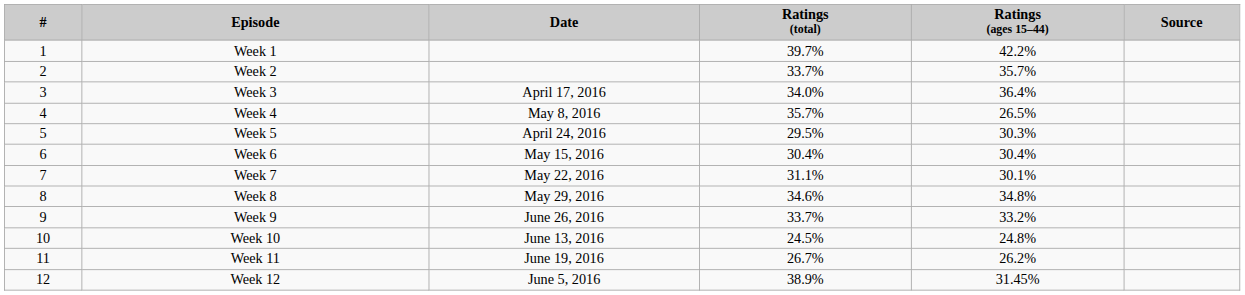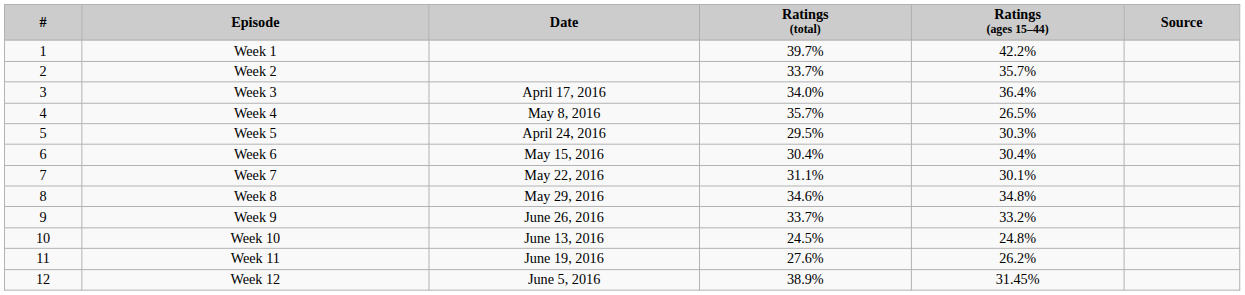(805, 258) 26.7% -> (805, 258) 27.6%
